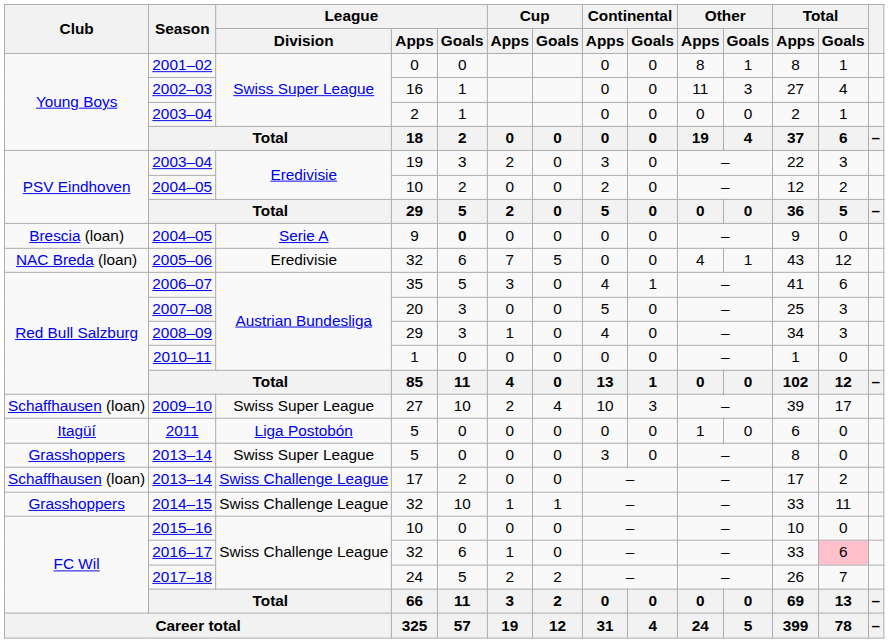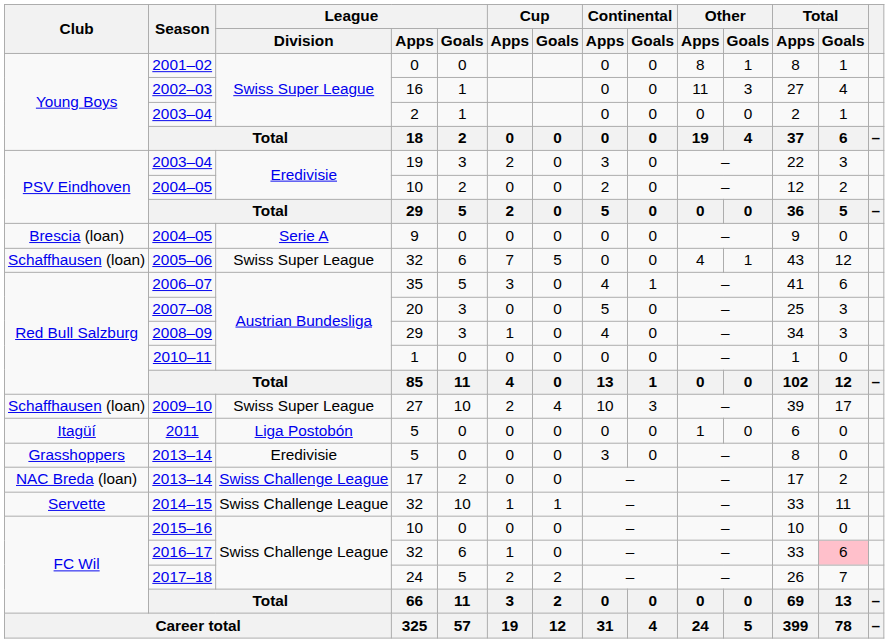(462, 235) bold -> (462, 235) normal
(77, 260) NAC Breda (loan) -> (77, 260) Schaffhausen (loan)
(304, 260) Eredivisie -> (304, 260) Swiss Super League
(304, 455) Swiss Super League -> (304, 455) Eredivisie
(77, 479) Schaffhausen (loan) -> (77, 479) NAC Breda (loan)
(77, 503) Grasshoppers -> (77, 503) Servette
